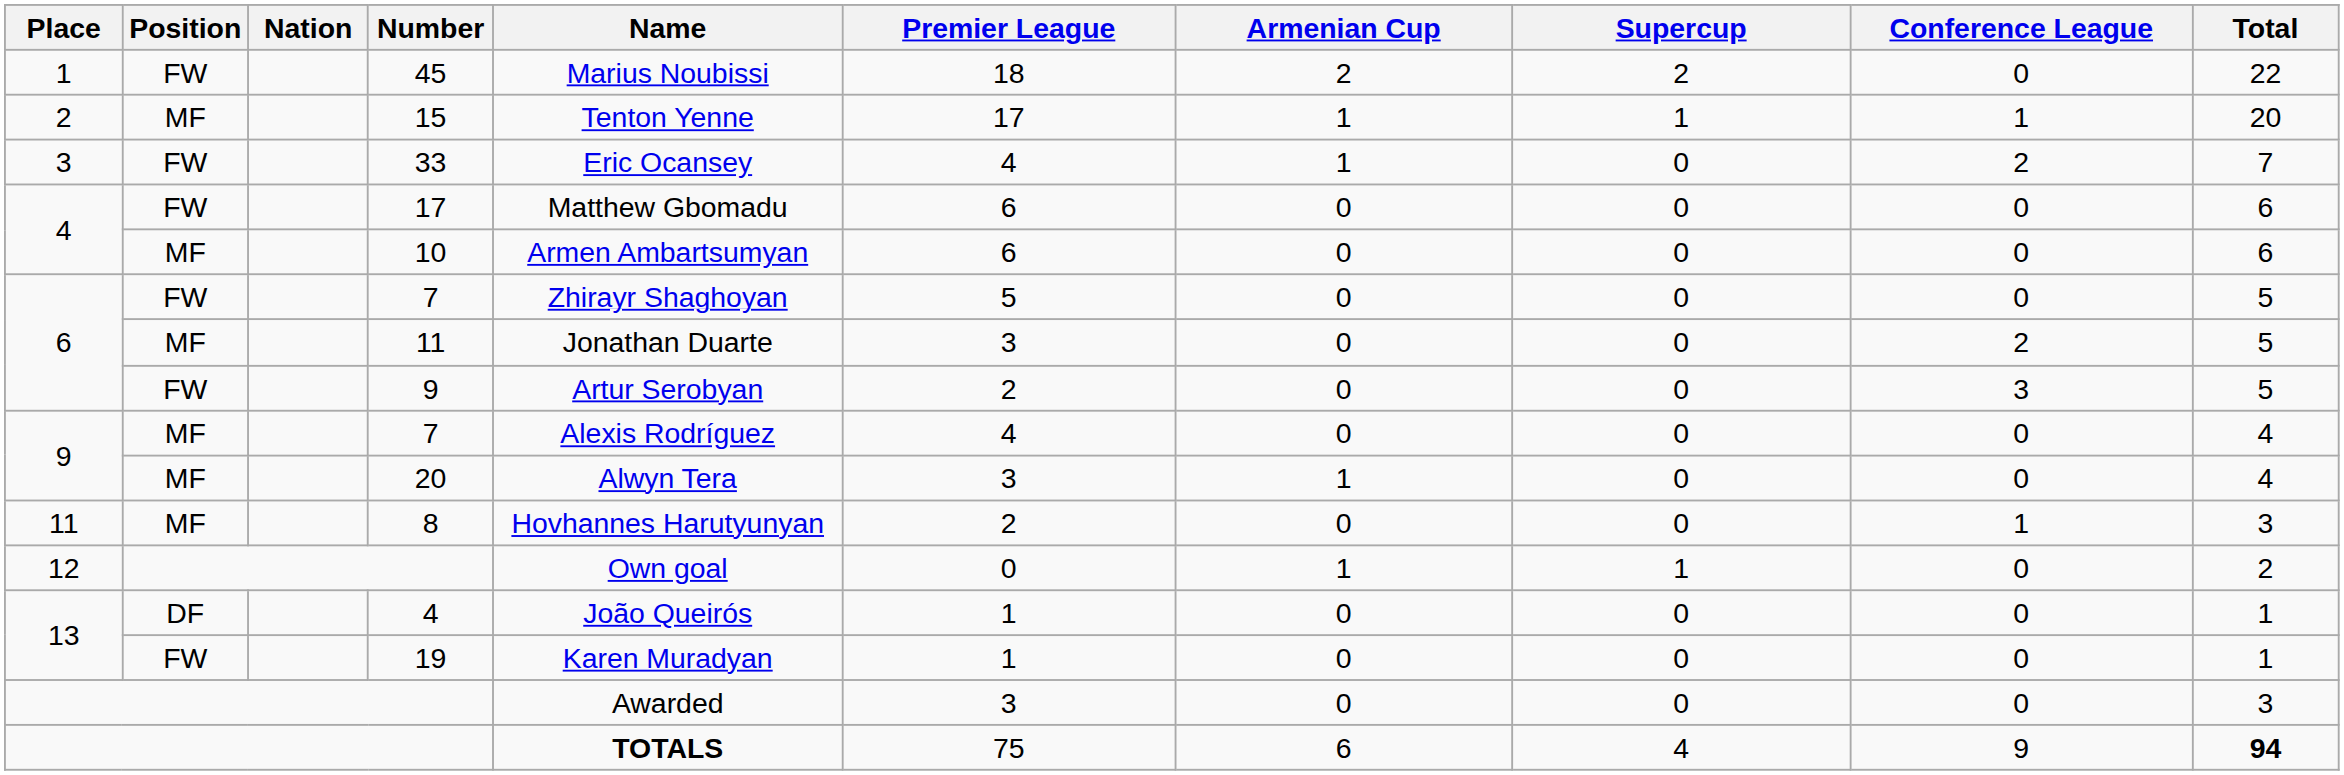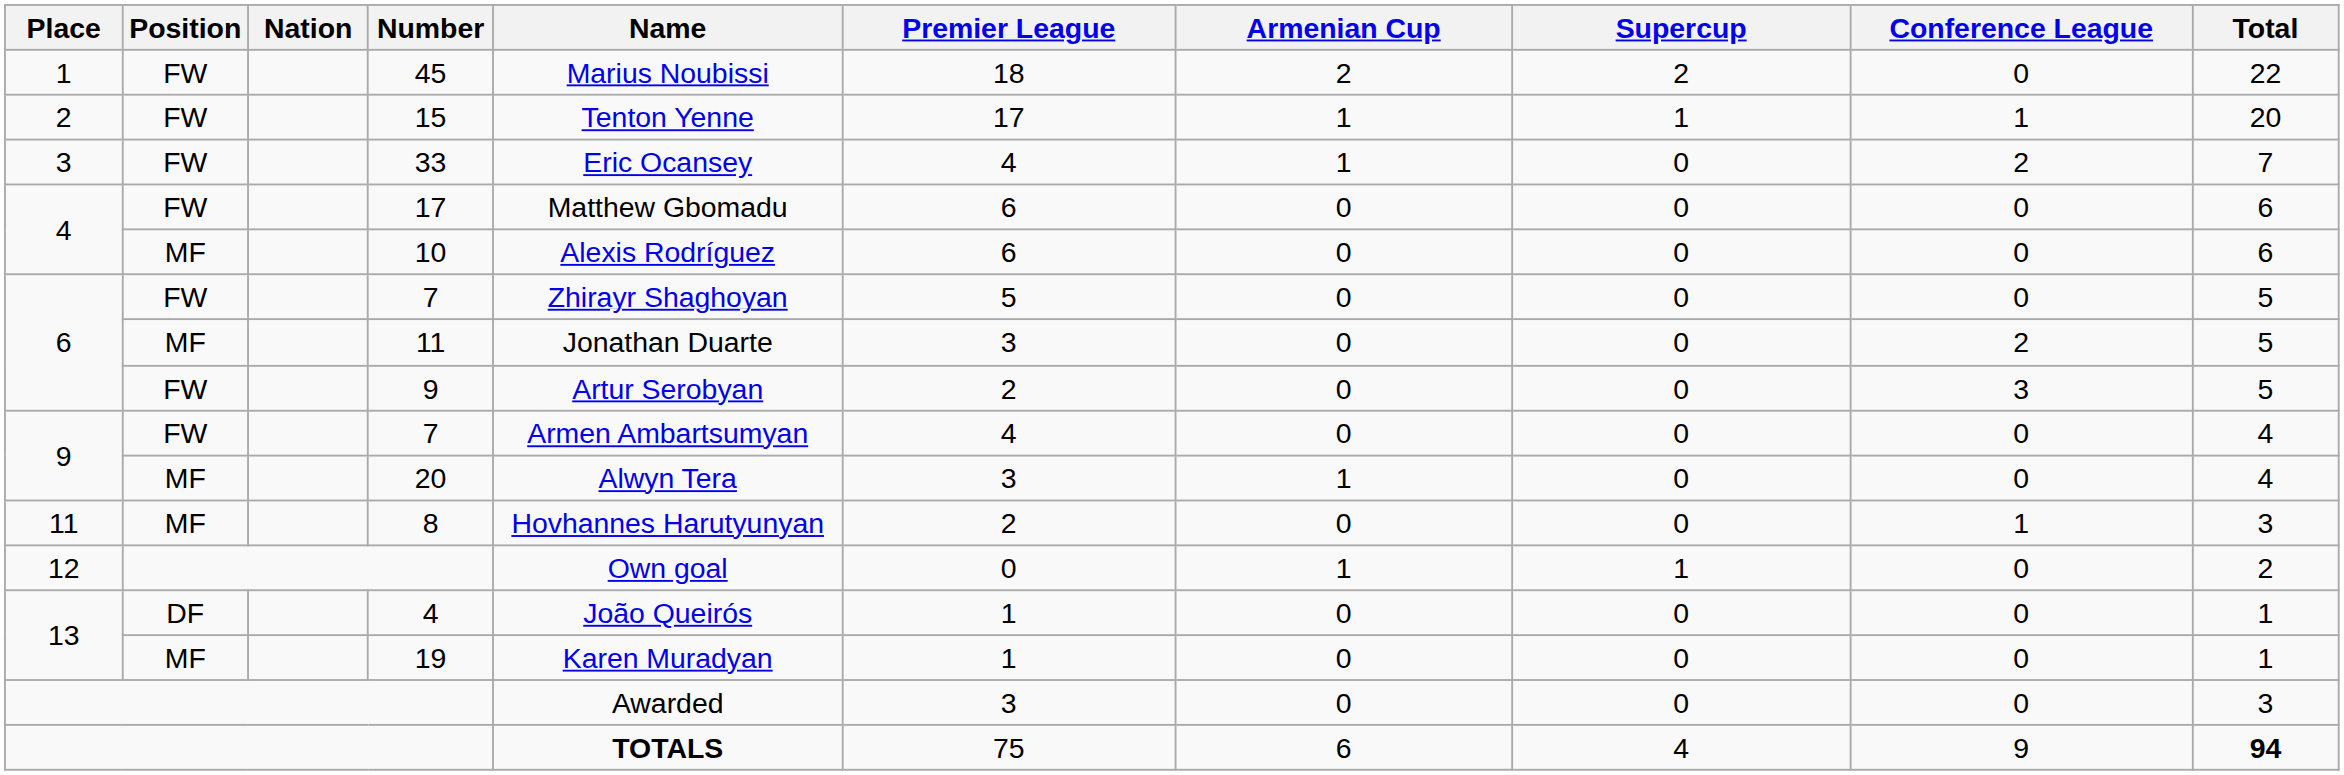(185, 118) MF -> (185, 118) FW
(668, 253) Armen Ambartsumyan -> (668, 253) Alexis Rodríguez
(185, 433) MF -> (185, 433) FW
(668, 433) Alexis Rodríguez -> (668, 433) Armen Ambartsumyan
(185, 658) FW -> (185, 658) MF
